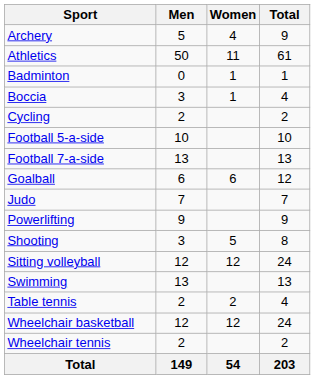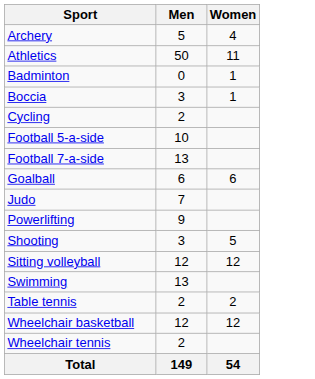- column: (285, 14)
